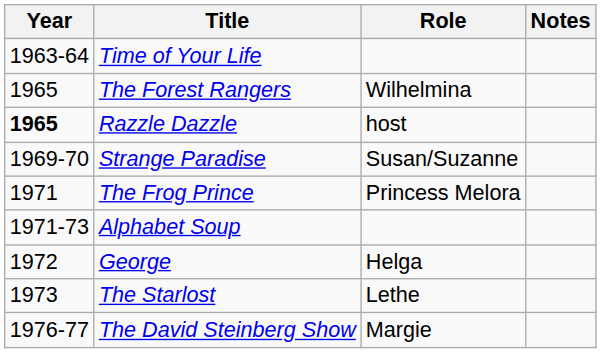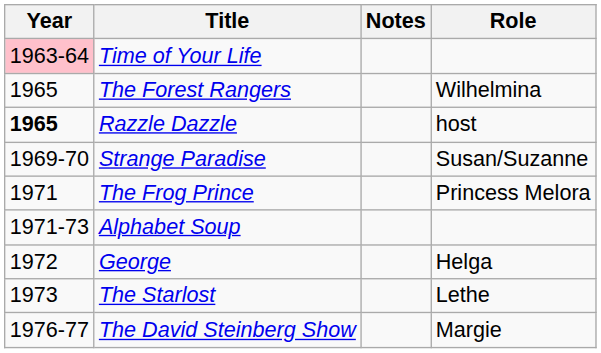columns swapped: (443, 21) <-> (561, 21)
(49, 55) no background -> (49, 55) pink background
